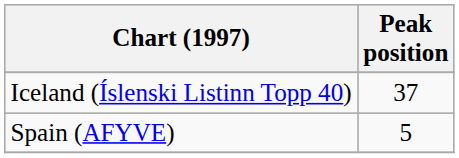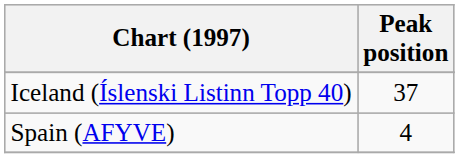(406, 132) 5 -> (406, 132) 4
